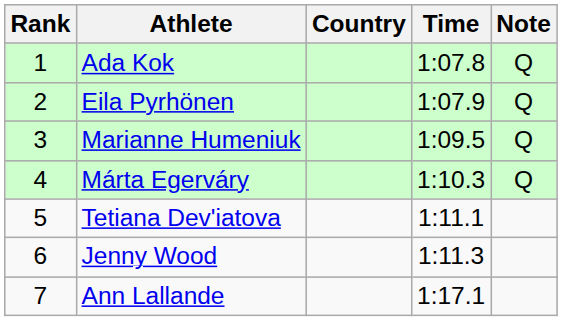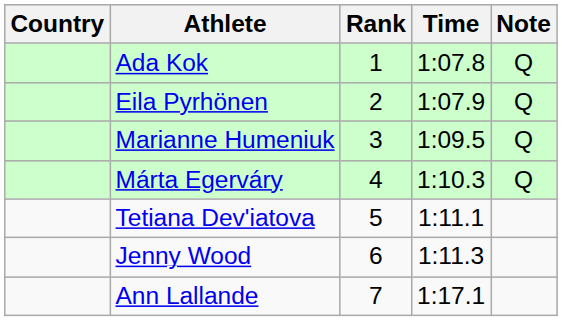columns swapped: (40, 23) <-> (359, 23)
